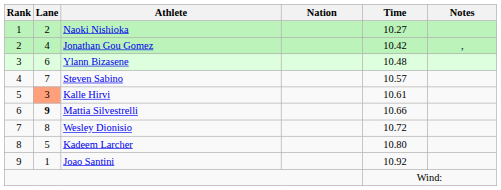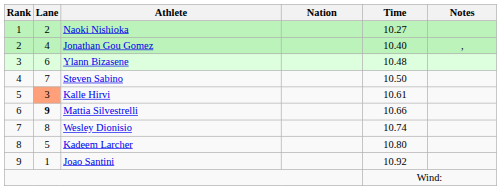(395, 45) 10.42 -> (395, 45) 10.40
(395, 78) 10.57 -> (395, 78) 10.50
(395, 128) 10.72 -> (395, 128) 10.74
